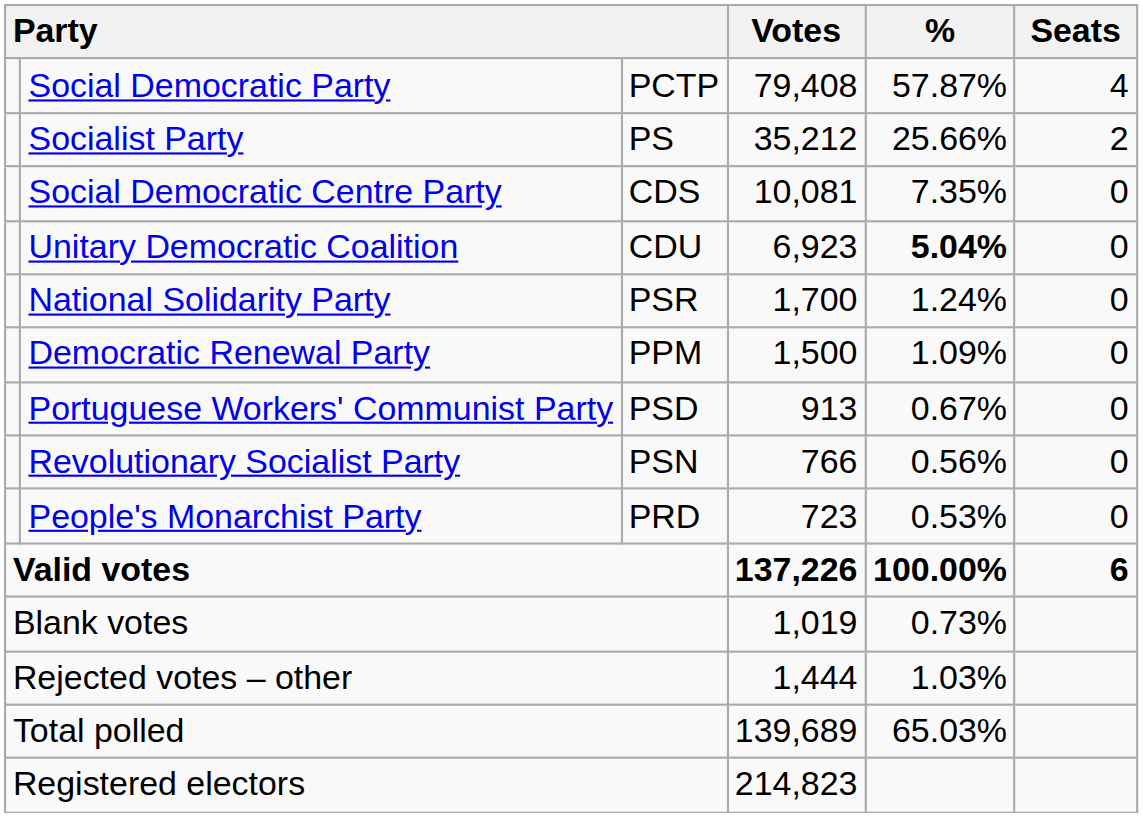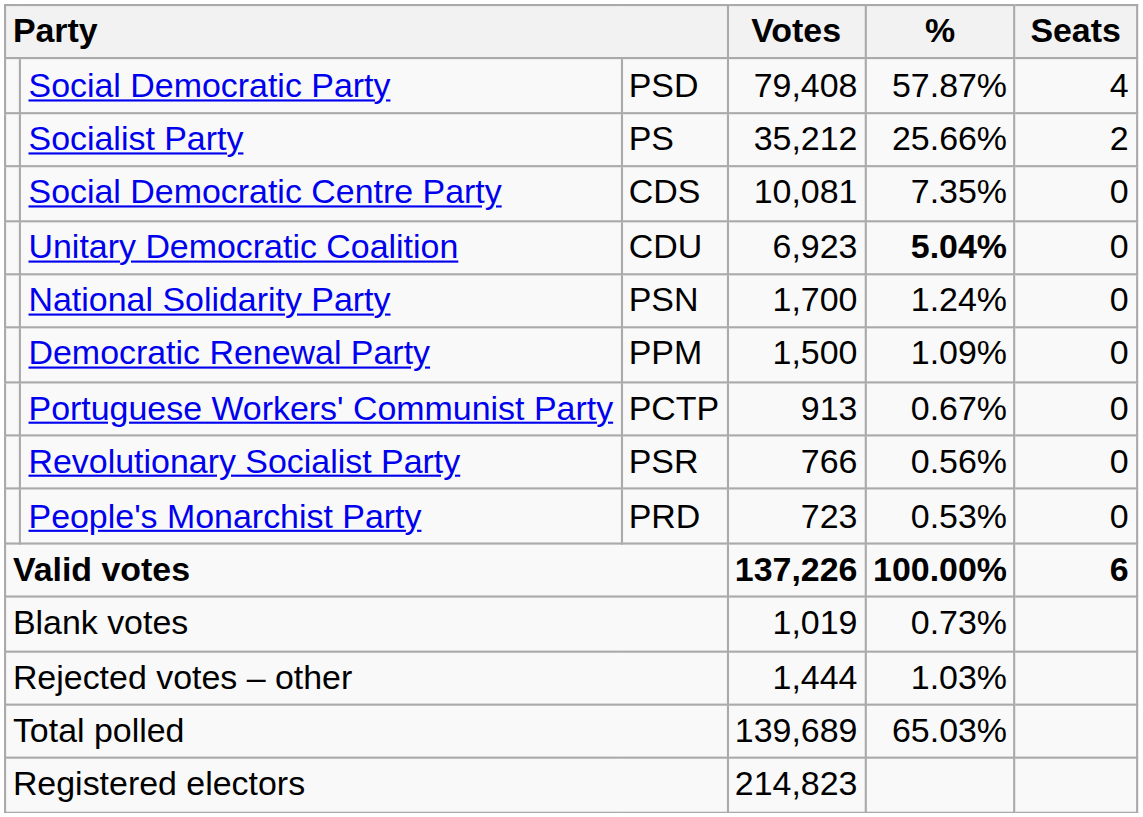(674, 85) PCTP -> (664, 85) PSD
(664, 300) PSR -> (664, 300) PSN
(664, 407) PSD -> (674, 407) PCTP
(664, 461) PSN -> (664, 461) PSR
